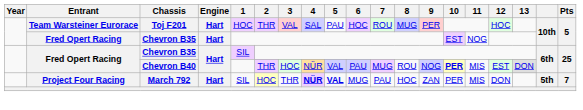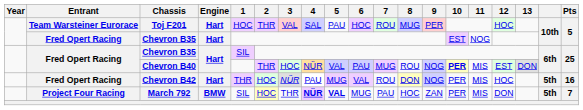+ row: (84, 79)
(215, 79) Hart -> (215, 93) BMW
